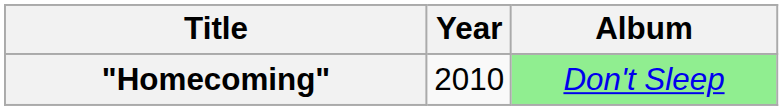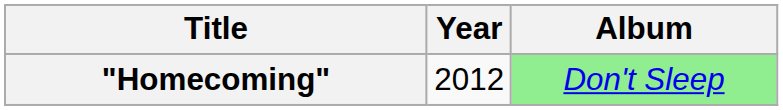(469, 79) 2010 -> (469, 79) 2012
